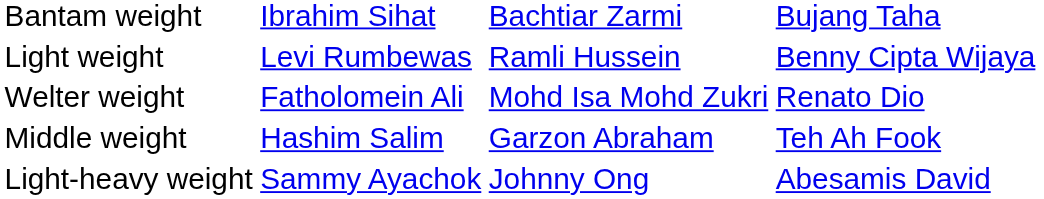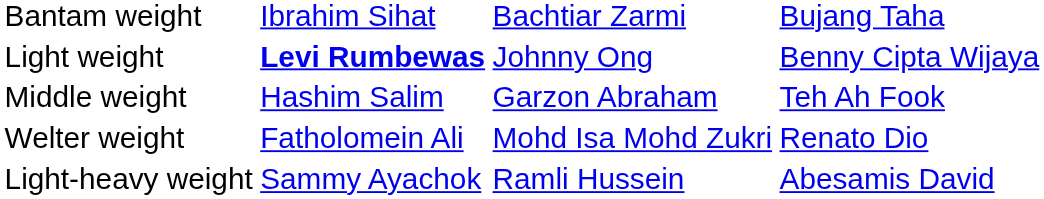(366, 56) normal -> (373, 56) bold
(585, 56) Ramli Hussein -> (573, 56) Johnny Ong
rows swapped: (94, 97) <-> (96, 138)
(569, 179) Johnny Ong -> (588, 179) Ramli Hussein
